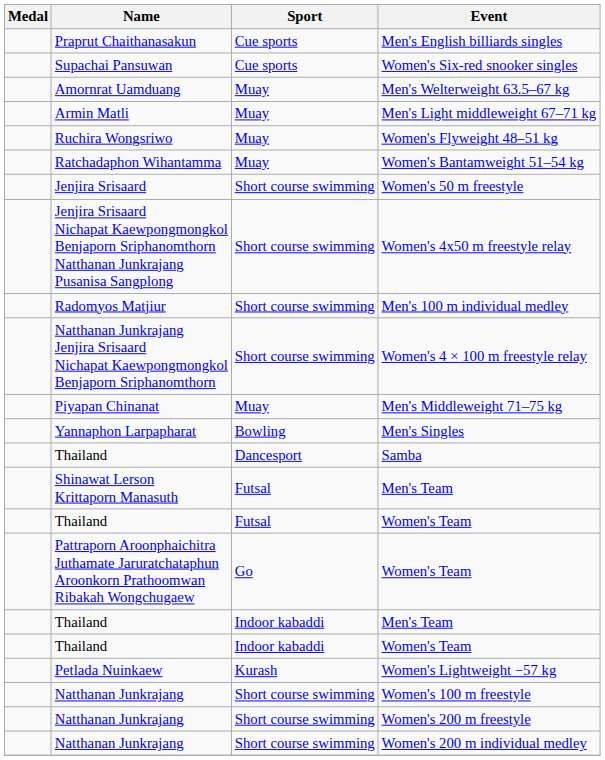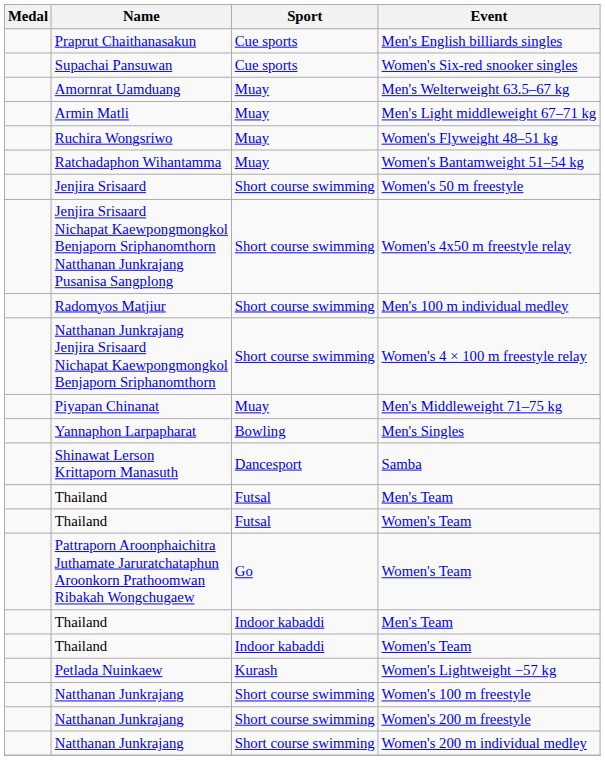(81, 455) Thailand -> (116, 463) Shinawat Lerson Krittaporn Manasuth
(116, 488) Shinawat Lerson Krittaporn Manasuth -> (81, 496) Thailand
